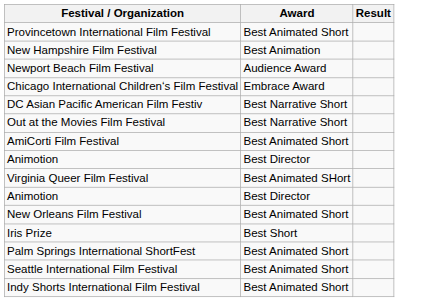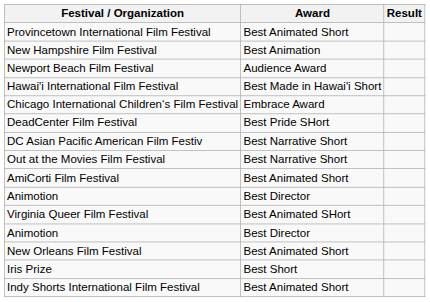+ row: (93, 86)
+ row: (72, 123)
- row: (101, 251)
- row: (92, 269)
